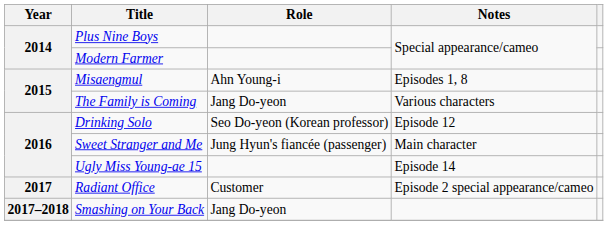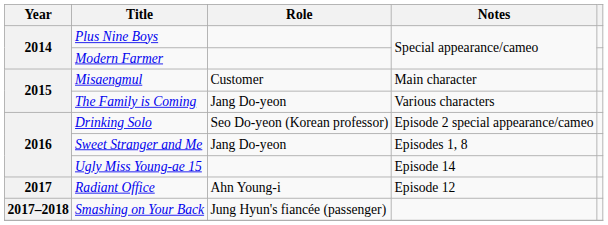(246, 79) Ahn Young-i -> (237, 79) Customer
(431, 79) Episodes 1, 8 -> (435, 79) Main character
(425, 123) Episode 12 -> (494, 123) Episode 2 special appearance/cameo
(298, 144) Jung Hyun's fiancée (passenger) -> (248, 144) Jang Do-yeon
(435, 144) Main character -> (431, 144) Episodes 1, 8
(237, 187) Customer -> (246, 187) Ahn Young-i
(494, 187) Episode 2 special appearance/cameo -> (425, 187) Episode 12
(248, 209) Jang Do-yeon -> (298, 209) Jung Hyun's fiancée (passenger)
